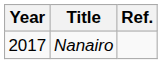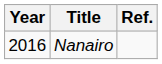(27, 44) 2017 -> (27, 44) 2016
